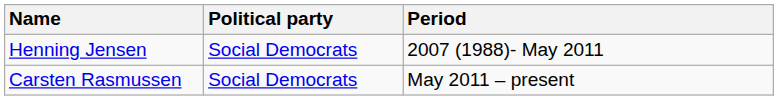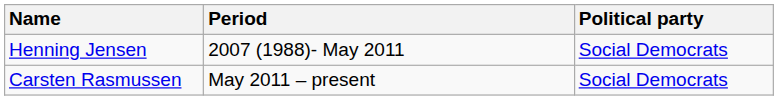columns swapped: (271, 19) <-> (437, 19)
